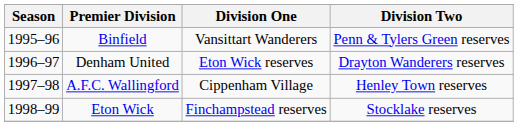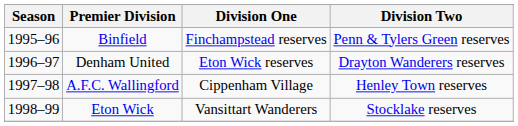(256, 39) Vansittart Wanderers -> (256, 39) Finchampstead reserves
(256, 109) Finchampstead reserves -> (256, 109) Vansittart Wanderers
